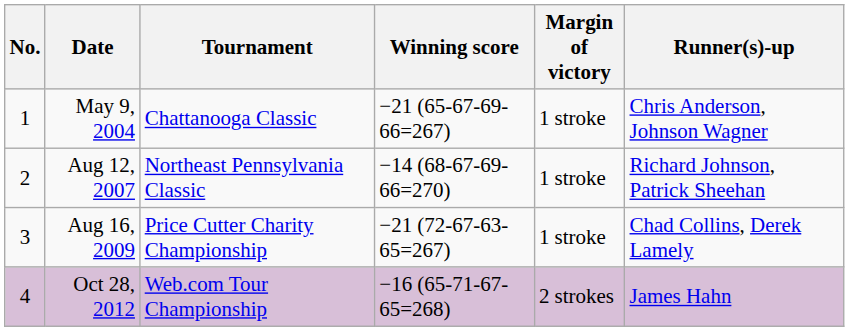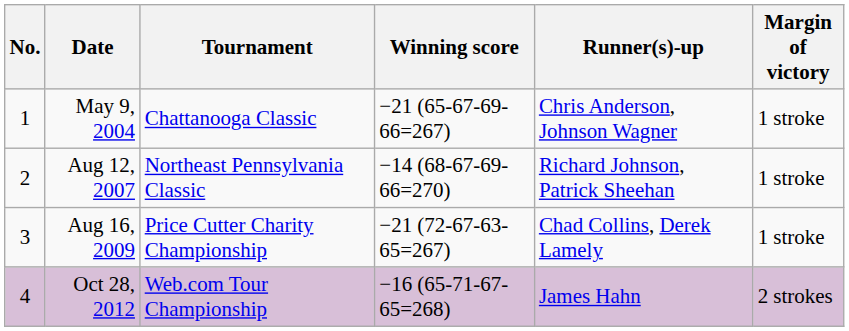columns swapped: (579, 46) <-> (734, 46)
